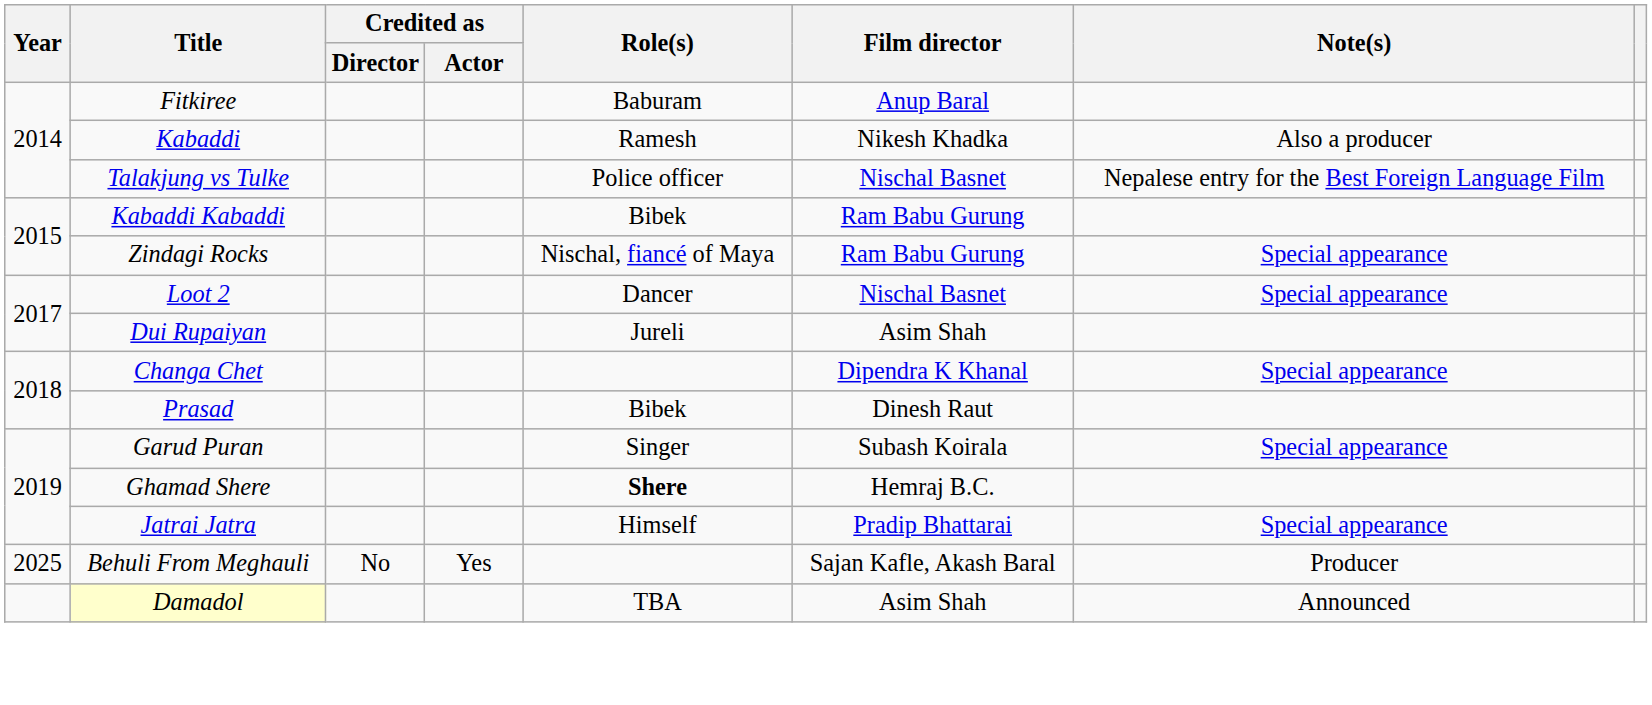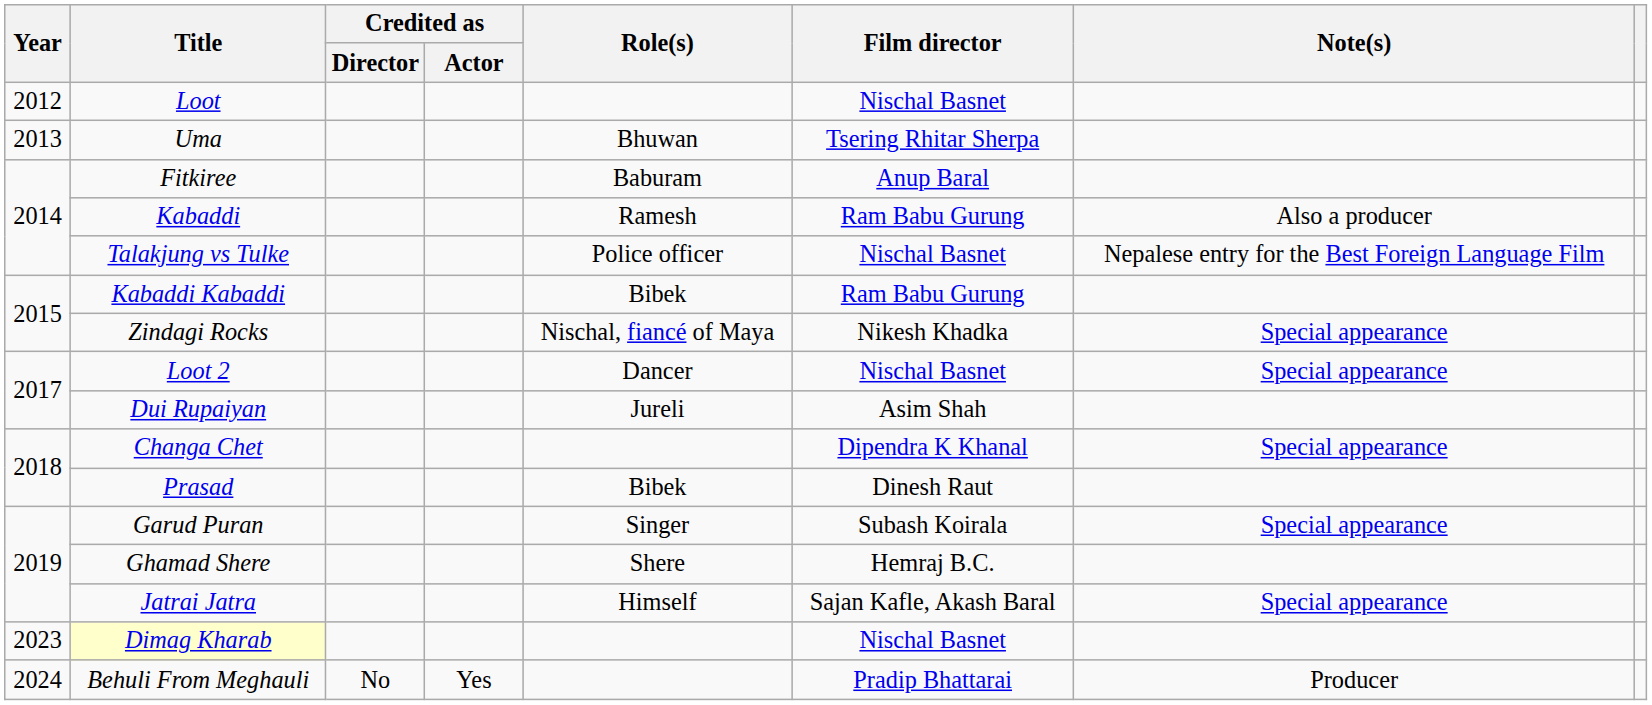+ row: (198, 100)
+ row: (198, 139)
(933, 139) Nikesh Khadka -> (933, 216) Ram Babu Gurung
(933, 255) Ram Babu Gurung -> (933, 332) Nikesh Khadka
(657, 486) bold -> (657, 563) normal
(933, 525) Pradip Bhattarai -> (933, 602) Sajan Kafle, Akash Baral
+ row: (198, 640)
(38, 563) 2025 -> (38, 679) 2024
(933, 563) Sajan Kafle, Akash Baral -> (933, 679) Pradip Bhattarai
- row: (198, 602)
